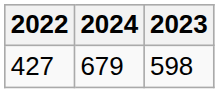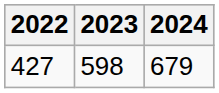columns swapped: (179, 25) <-> (109, 25)
